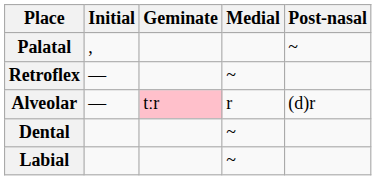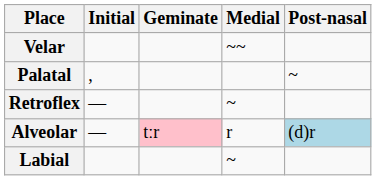+ row: (44, 47)
(302, 103) no background -> (302, 132) lightblue background
- row: (44, 132)
